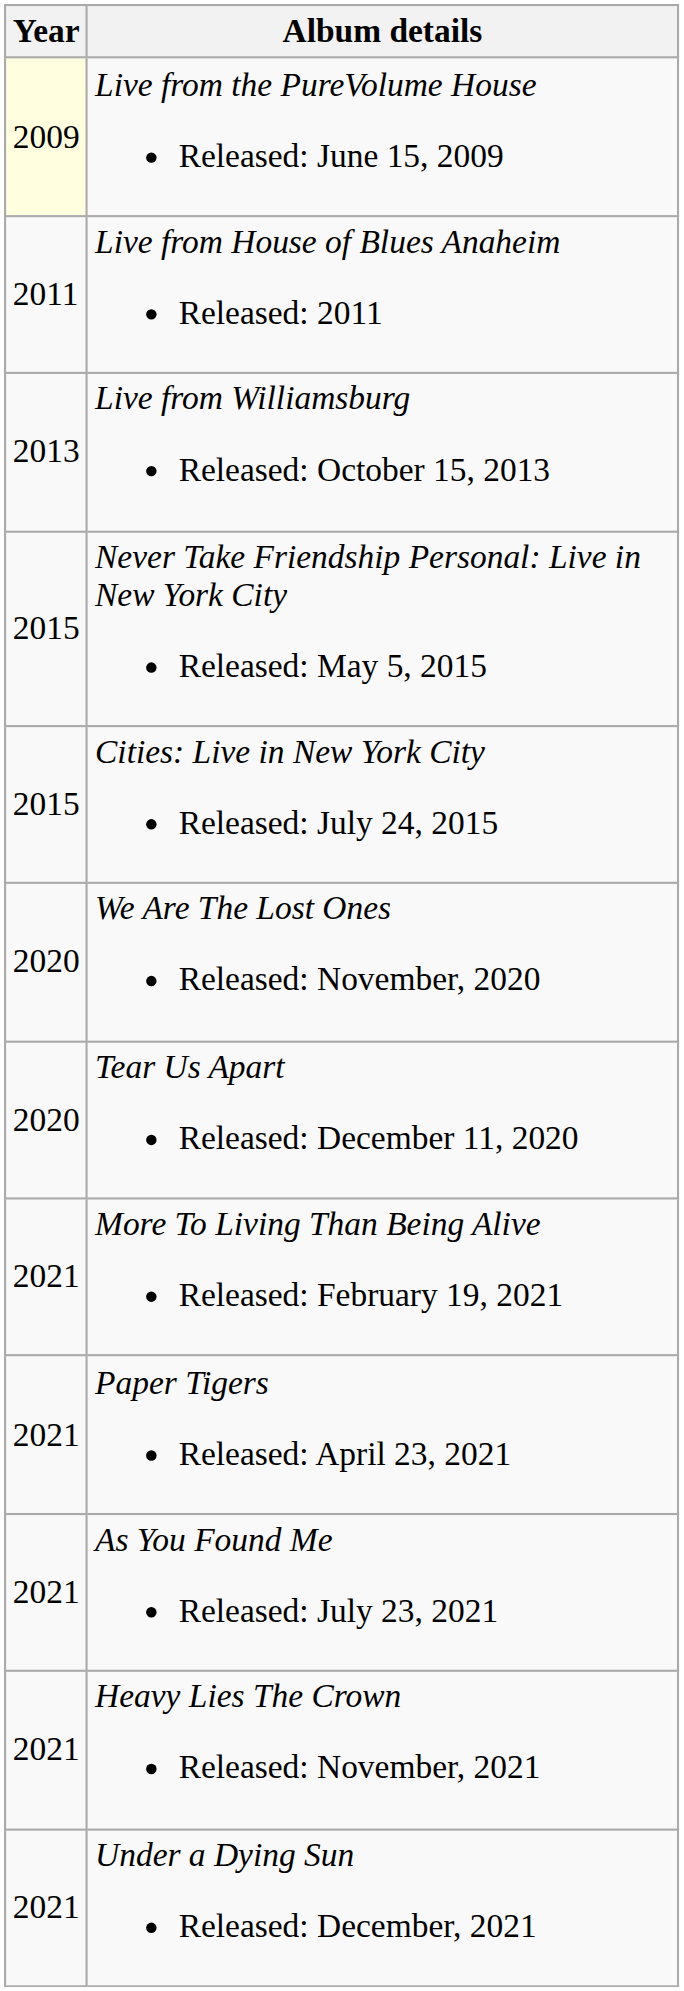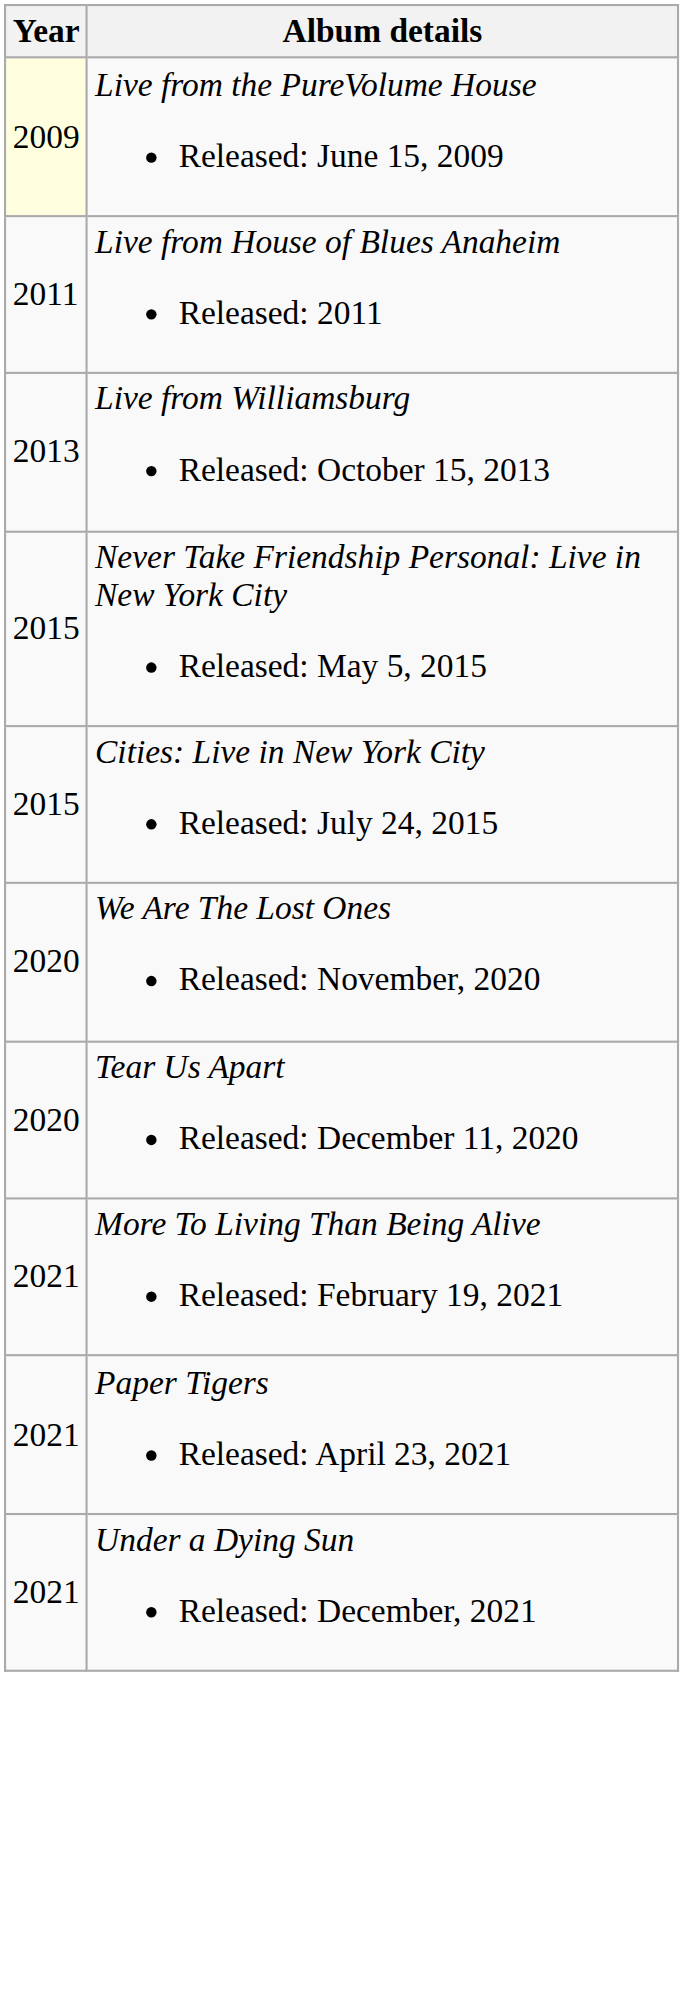- row: (382, 1576)
- row: (382, 1733)
